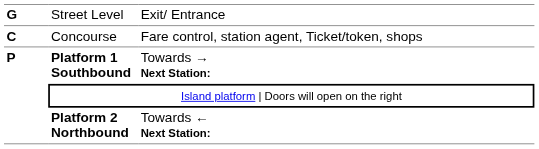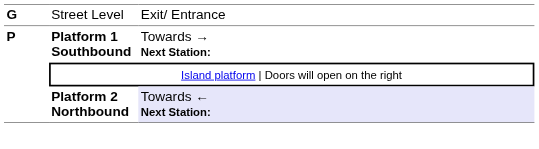- row: (84, 36)
(176, 125) no background -> (176, 104) lavender background
